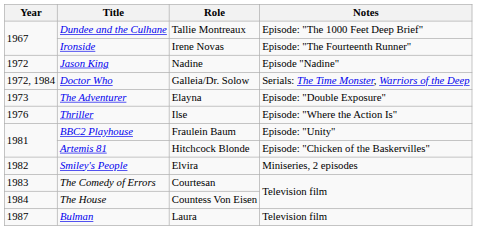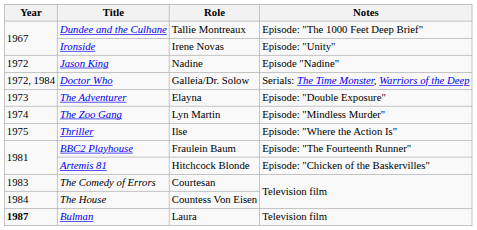(337, 47) Episode: "The Fourteenth Runner" -> (299, 47) Episode: "Unity"
+ row: (91, 115)
(18, 115) 1976 -> (18, 132) 1975
(299, 132) Episode: "Unity" -> (337, 149) Episode: "The Fourteenth Runner"
- row: (94, 166)
(18, 217) normal -> (18, 217) bold
